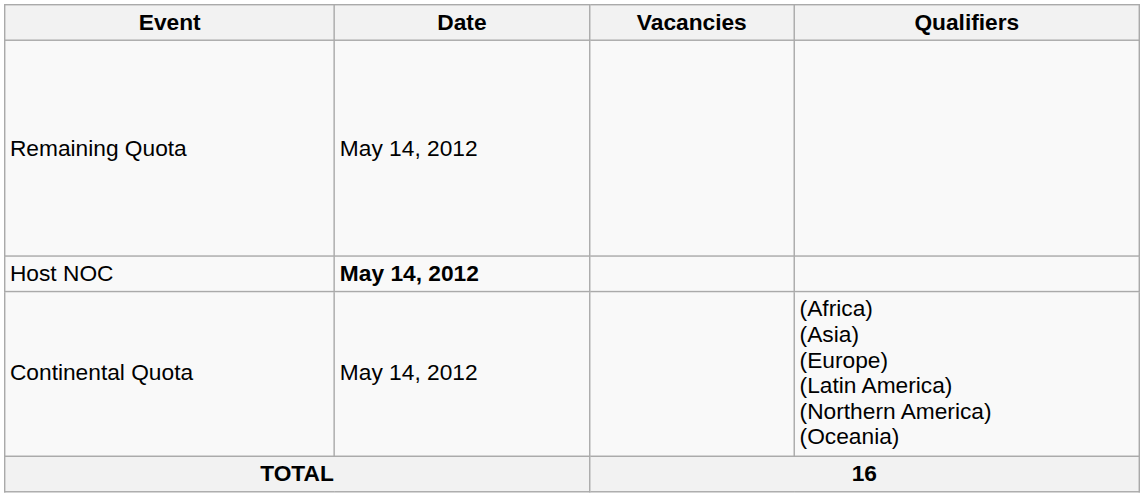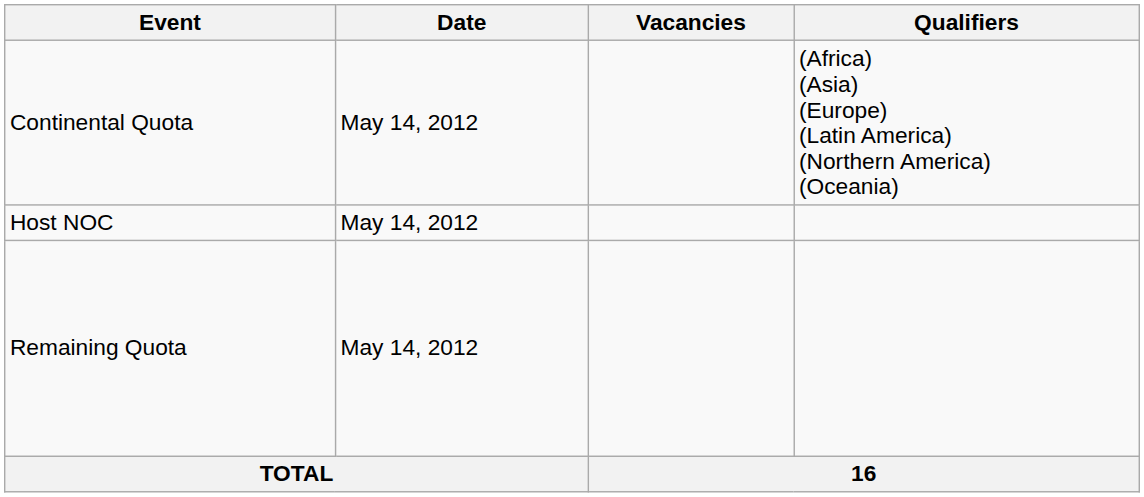rows swapped: (102, 373) <-> (98, 148)
(409, 273) bold -> (409, 222) normal
